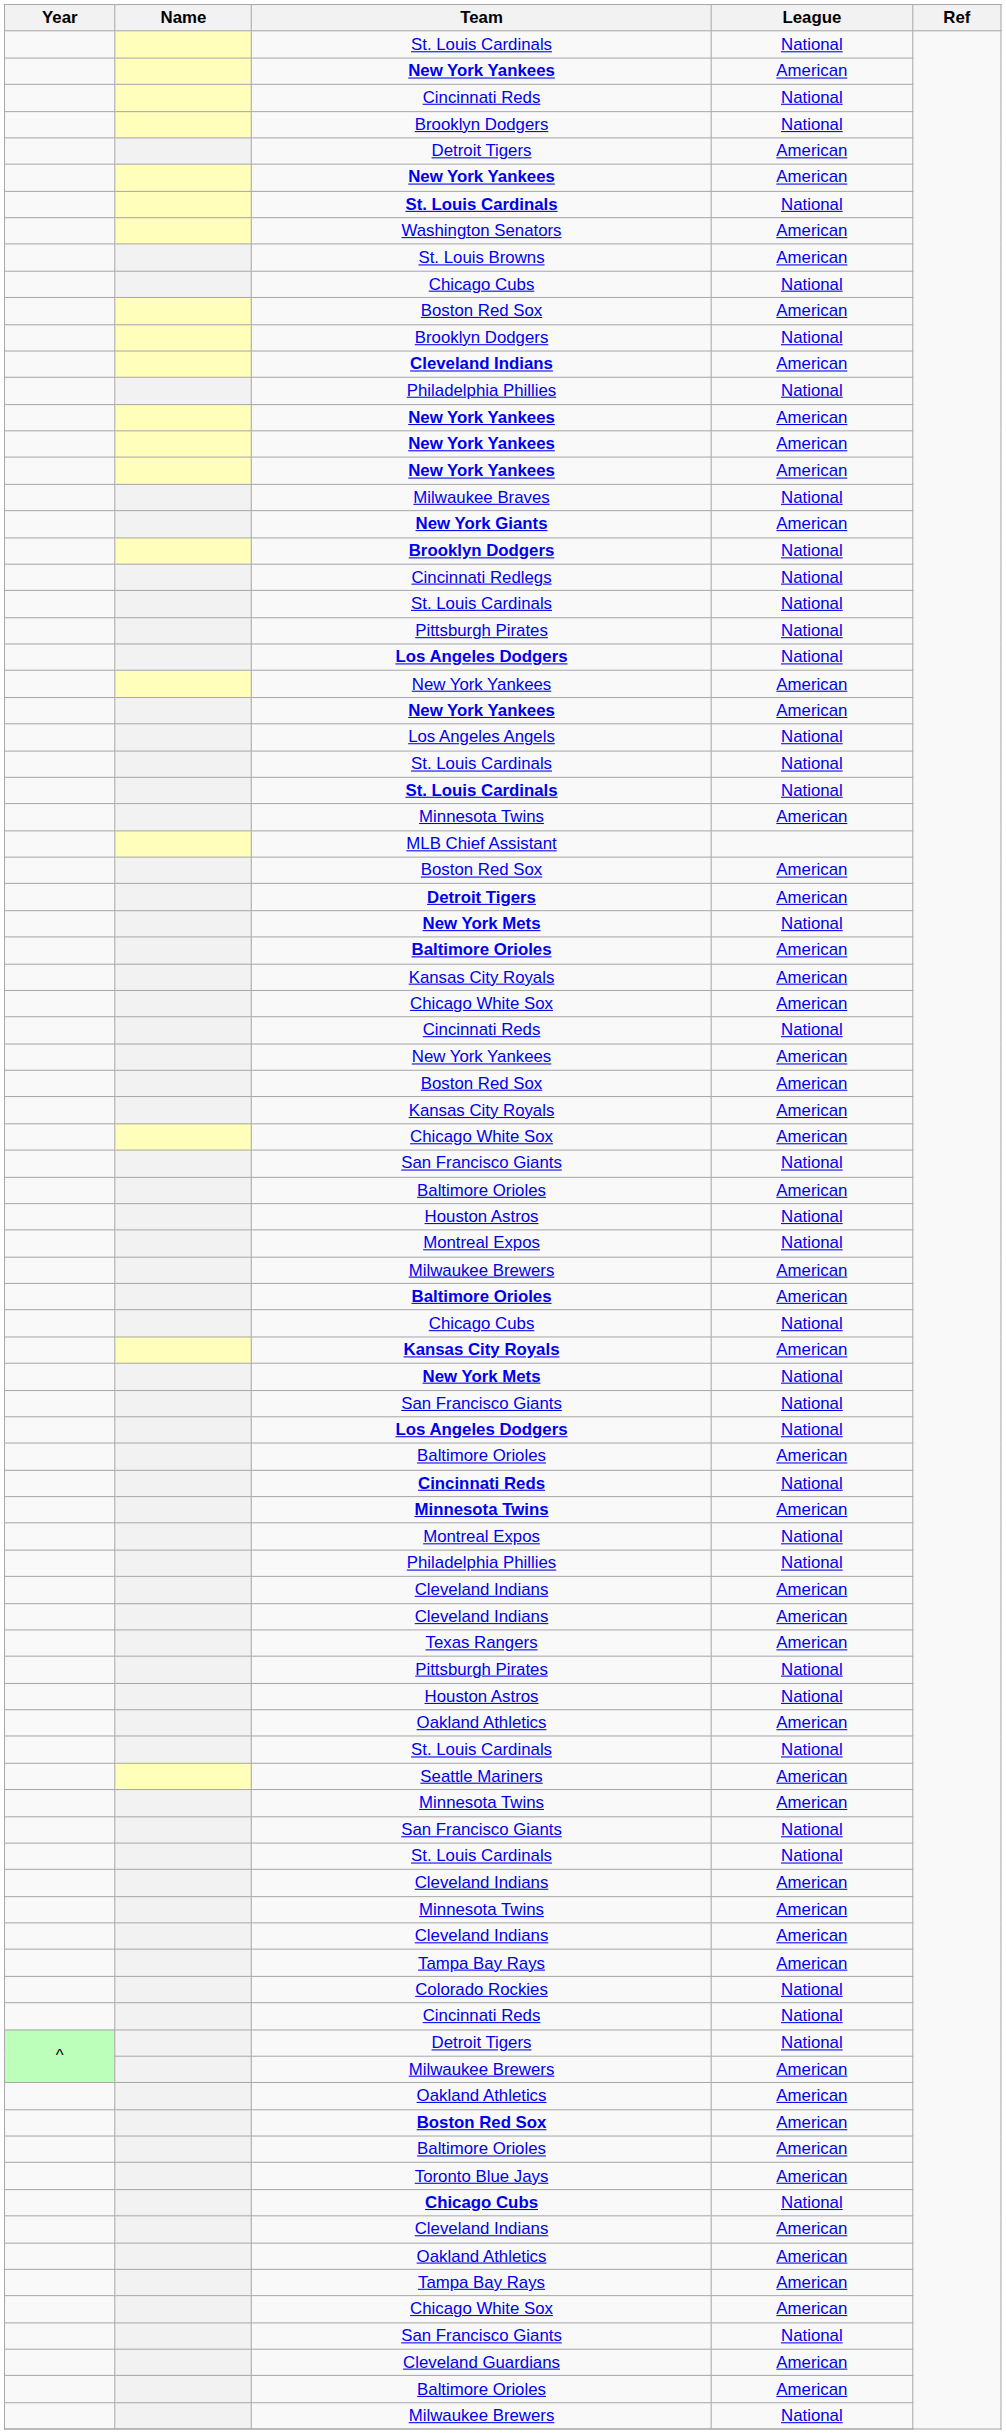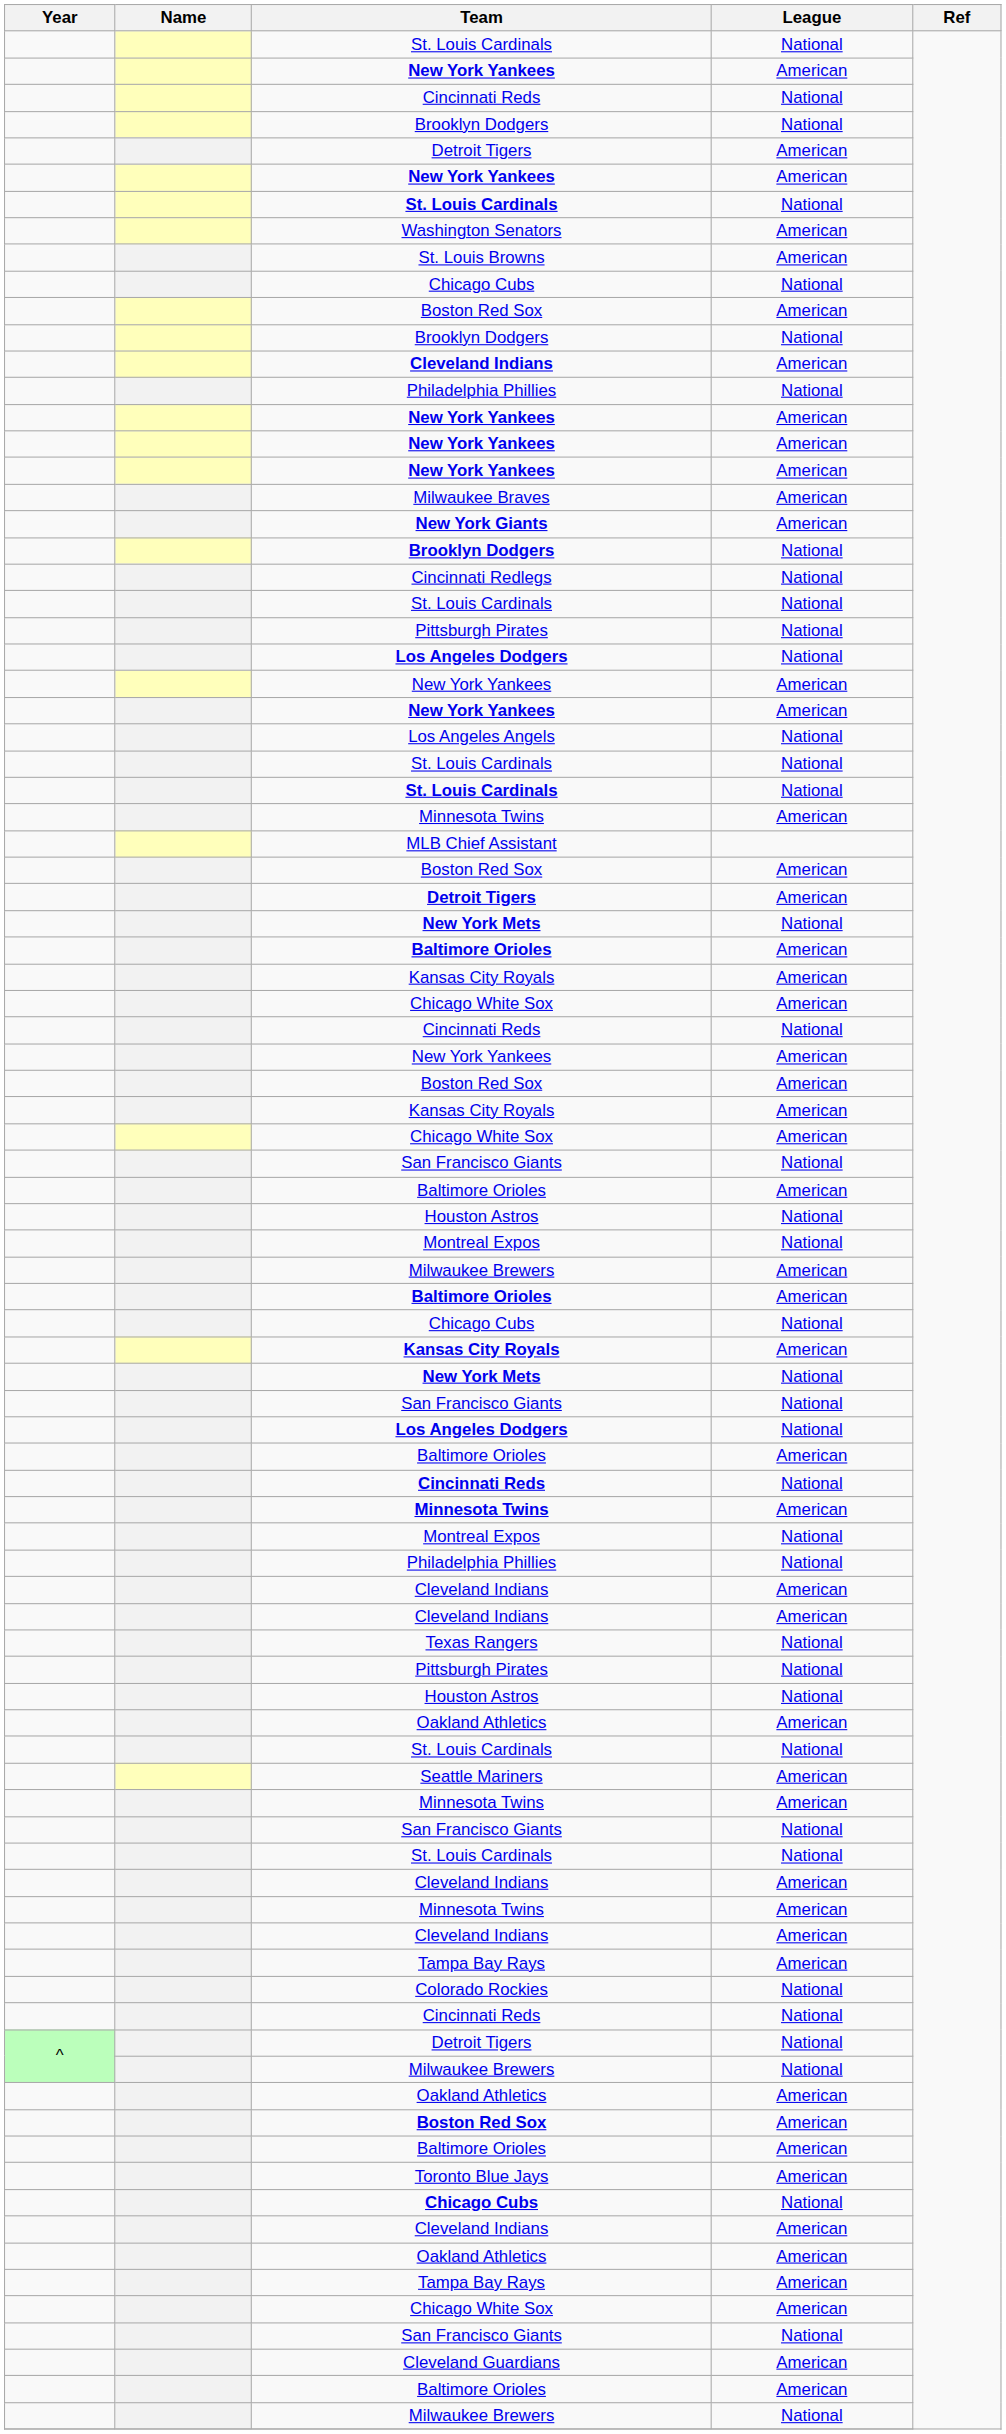(812, 497) National -> (812, 497) American
(812, 1643) American -> (812, 1643) National
(812, 2069) American -> (812, 2069) National
